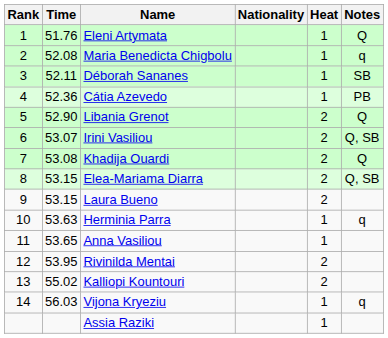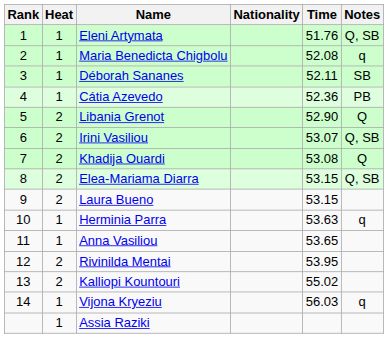columns swapped: (324, 14) <-> (61, 14)
(362, 35) Q -> (362, 35) Q, SB
